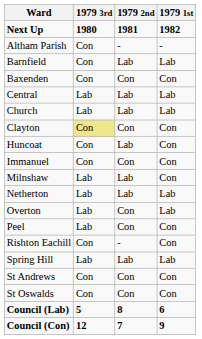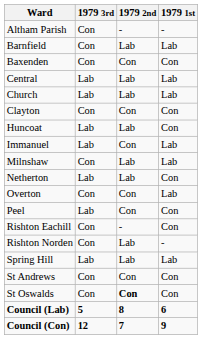- row: (25, 29)
(85, 128) khaki background -> (86, 111) no background
(85, 144) Con -> (86, 128) Lab
(85, 161) Con -> (86, 144) Lab
(168, 161) Con -> (169, 144) Lab
(84, 177) Lab -> (86, 161) Con
(168, 177) Con -> (169, 161) Lab
(167, 194) Lab -> (170, 177) Con
(84, 210) Lab -> (86, 194) Con
+ row: (40, 243)
(126, 293) normal -> (128, 293) bold
